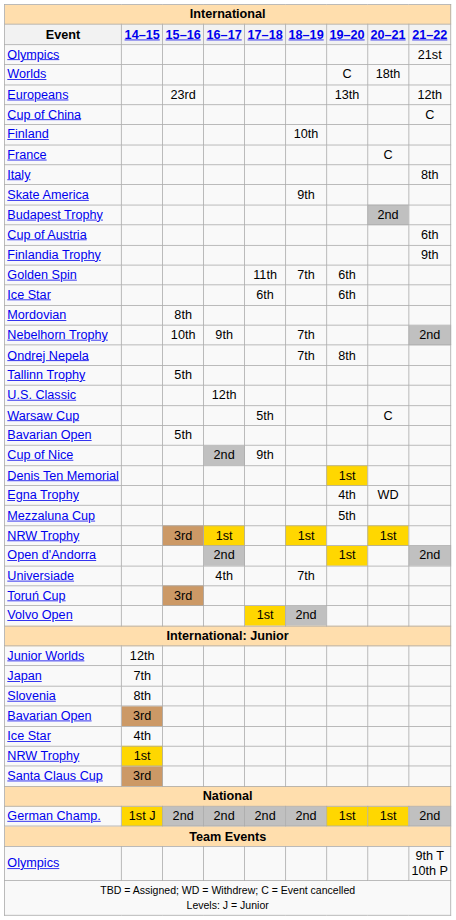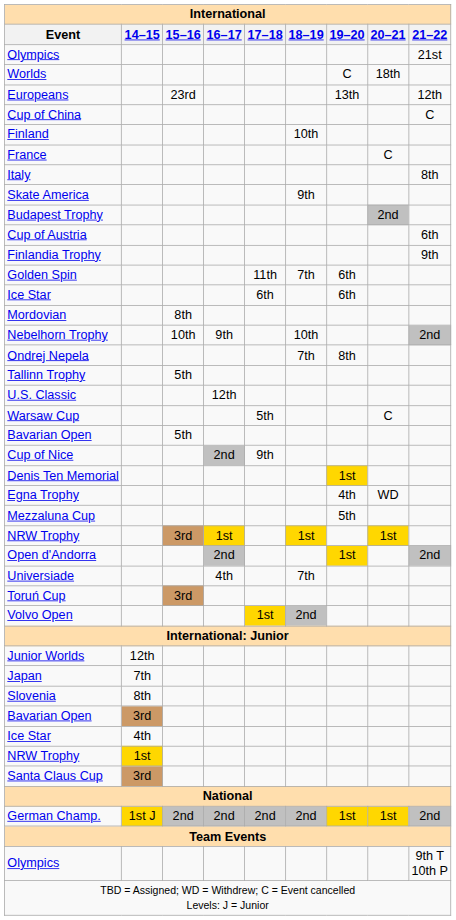(306, 335) 7th -> (306, 335) 10th
